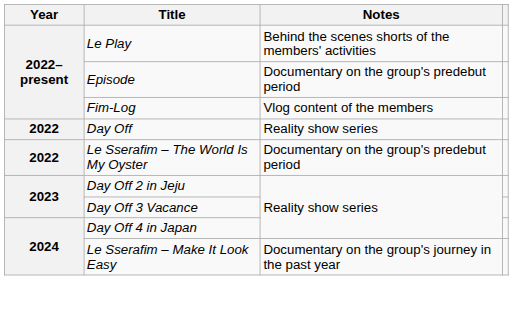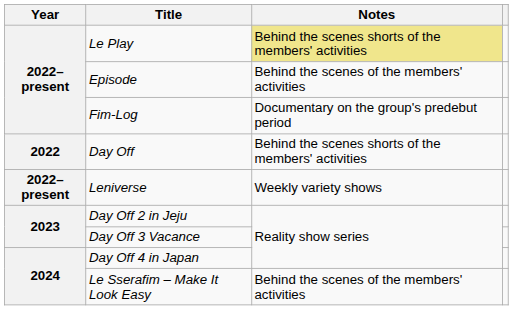(356, 43) no background -> (347, 43) khaki background
(375, 79) Documentary on the group's predebut period -> (358, 79) Behind the scenes of the members' activities
(348, 108) Vlog content of the members -> (366, 115) Documentary on the group's predebut period
(321, 129) Reality show series -> (347, 151) Behind the scenes shorts of the members' activities
+ row: (118, 187)
- row: (167, 157)
(377, 256) Documentary on the group's journey in the past year -> (358, 286) Behind the scenes of the members' activities
